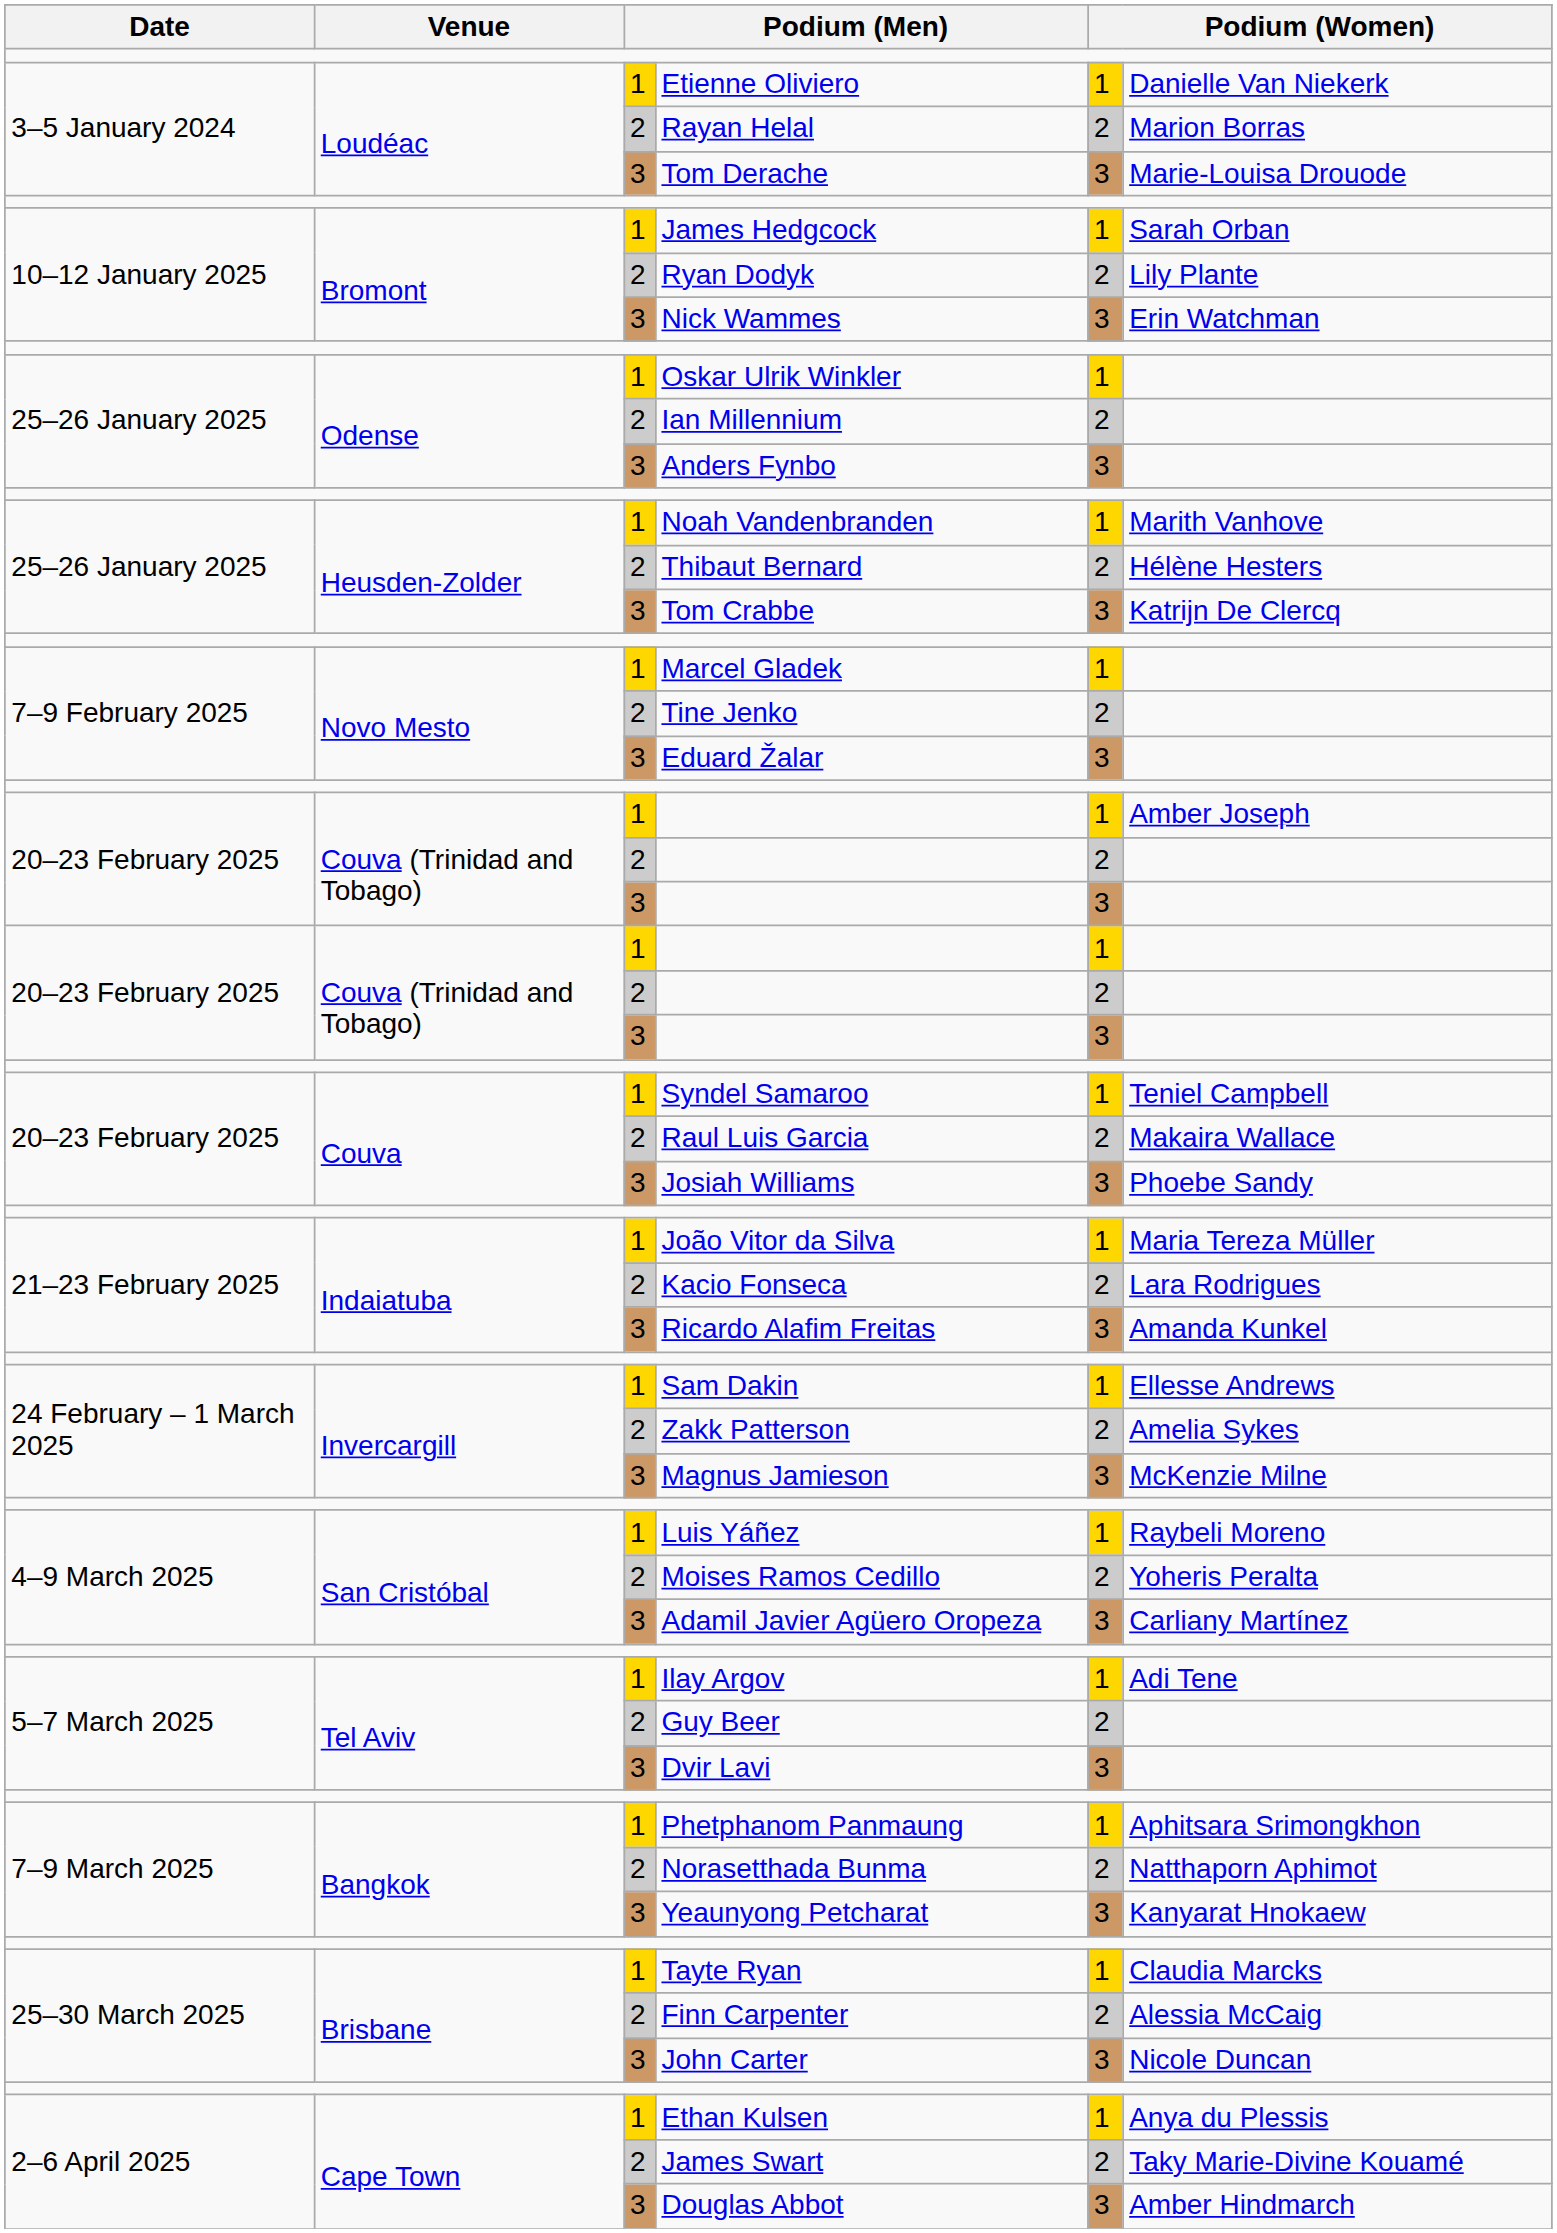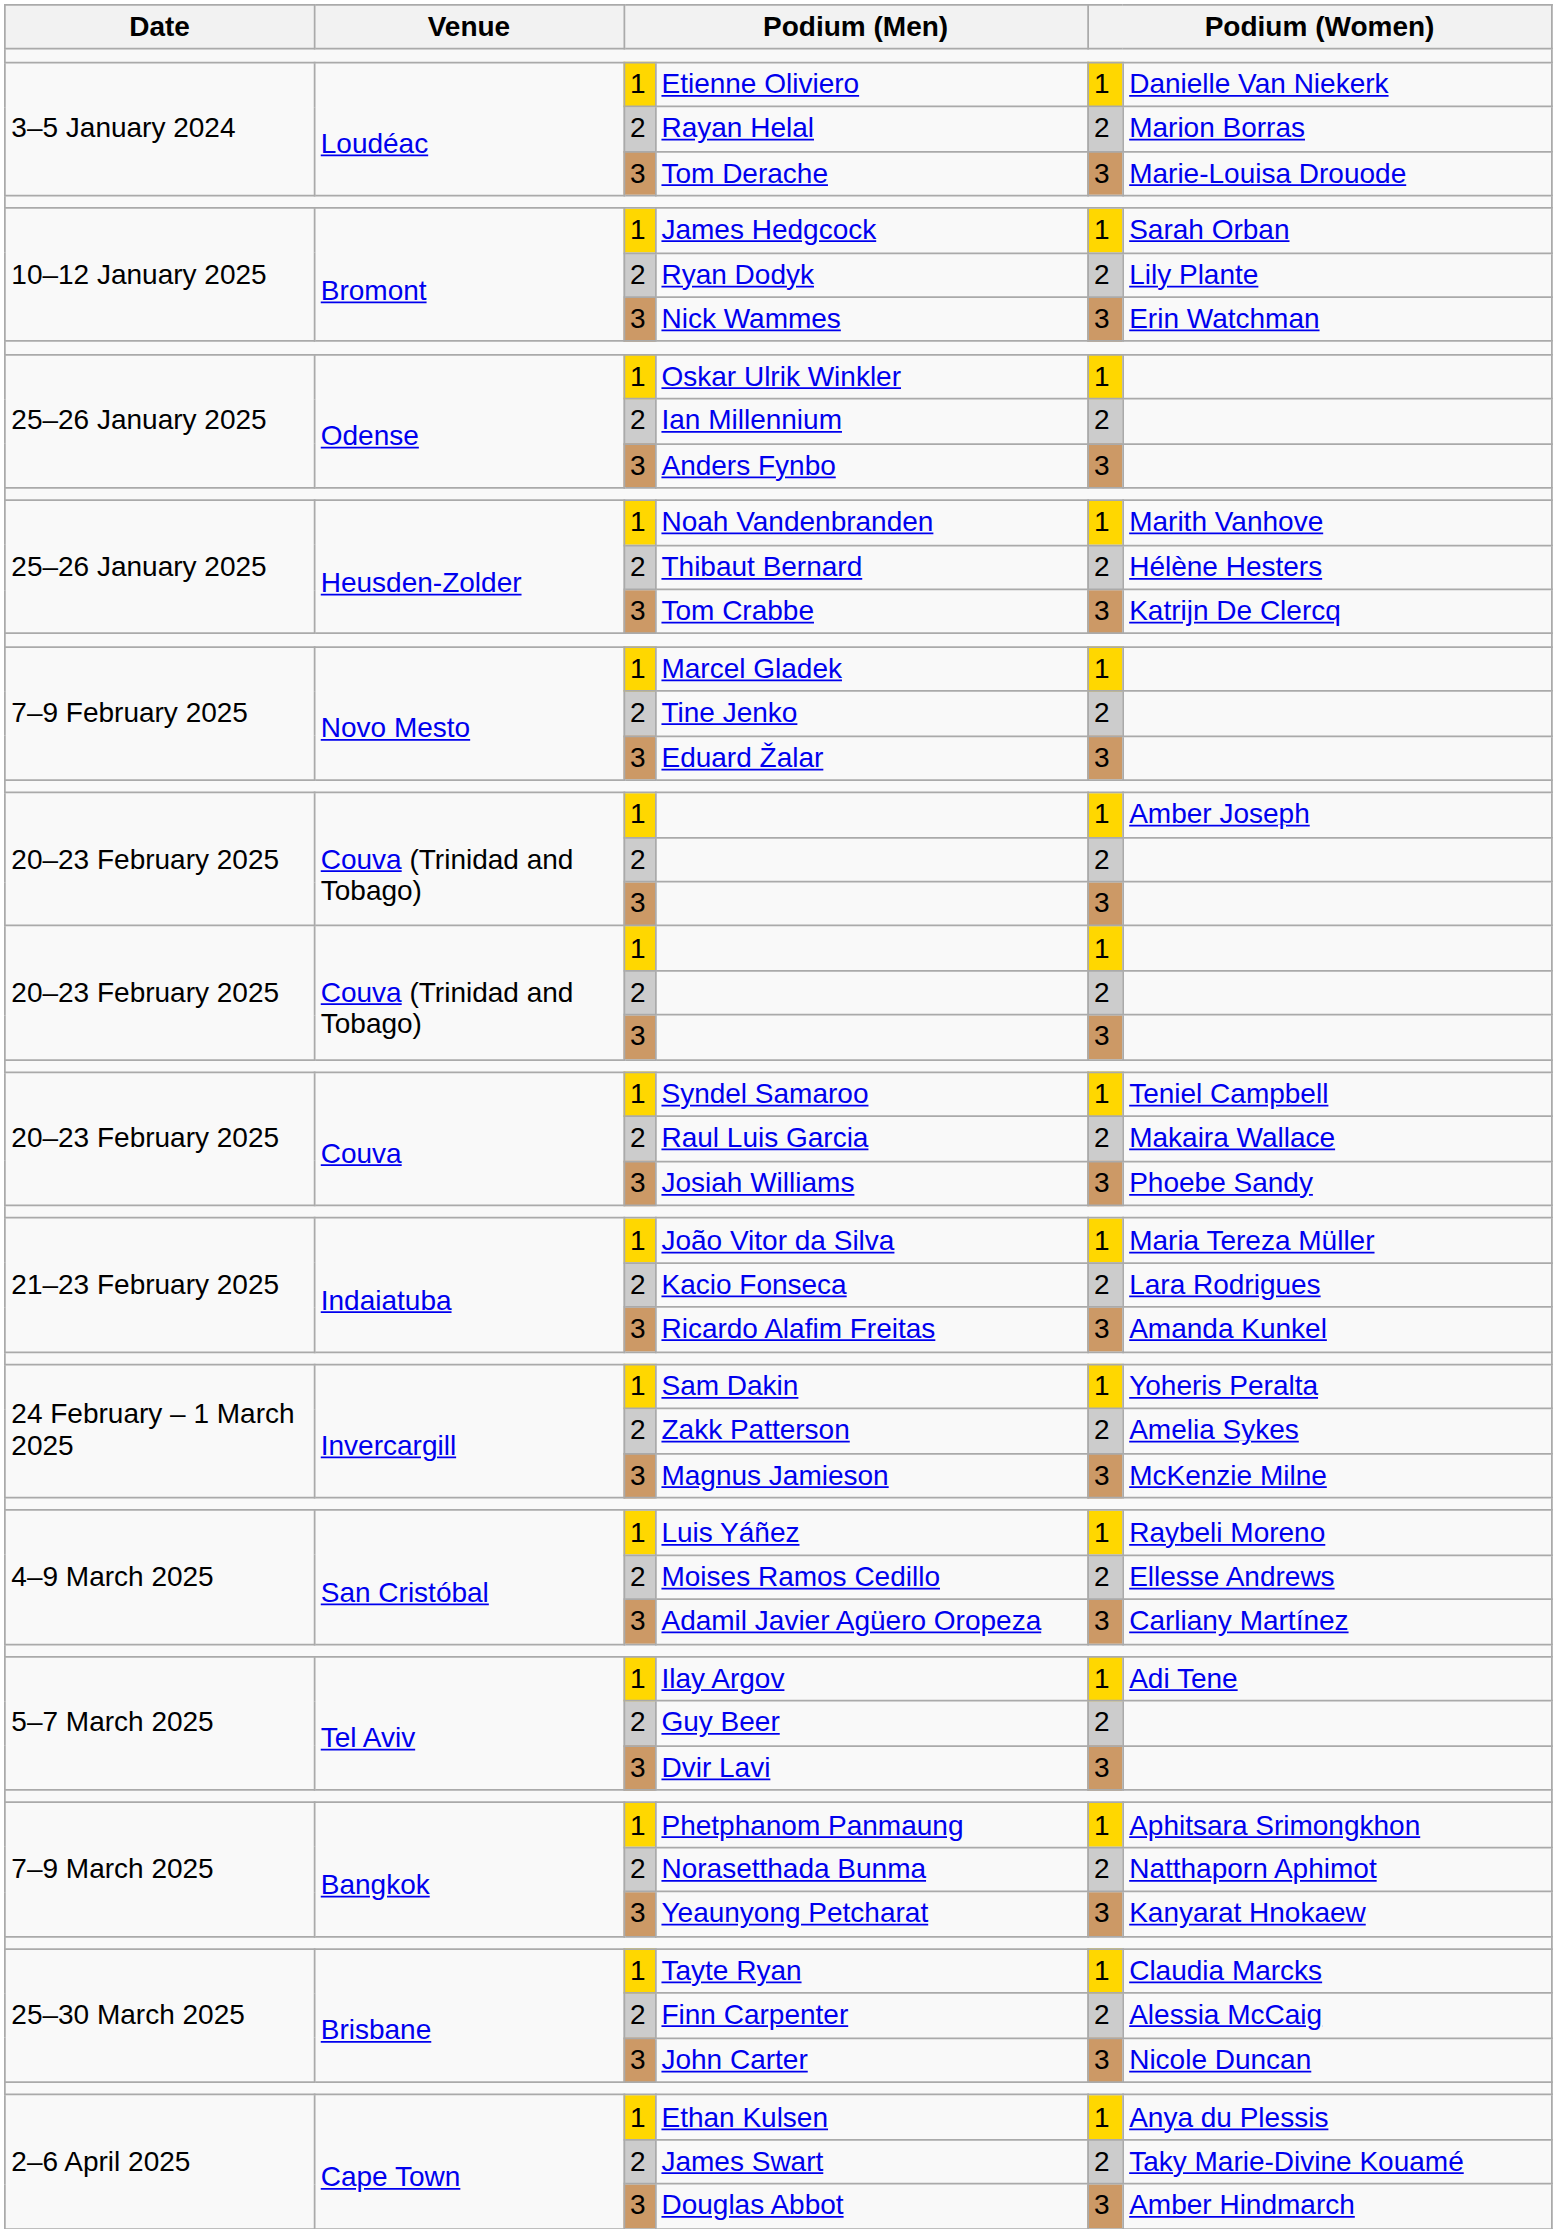(1232, 1386) Ellesse Andrews -> (1224, 1386) Yoheris Peralta
(1224, 1576) Yoheris Peralta -> (1232, 1576) Ellesse Andrews
